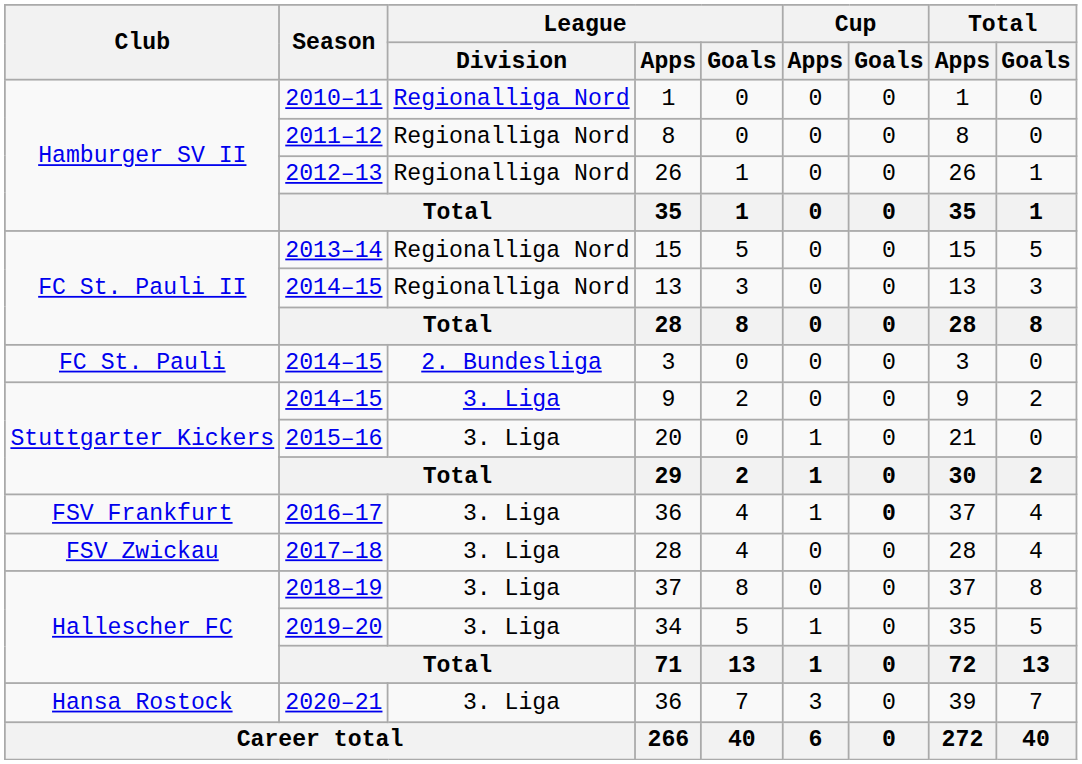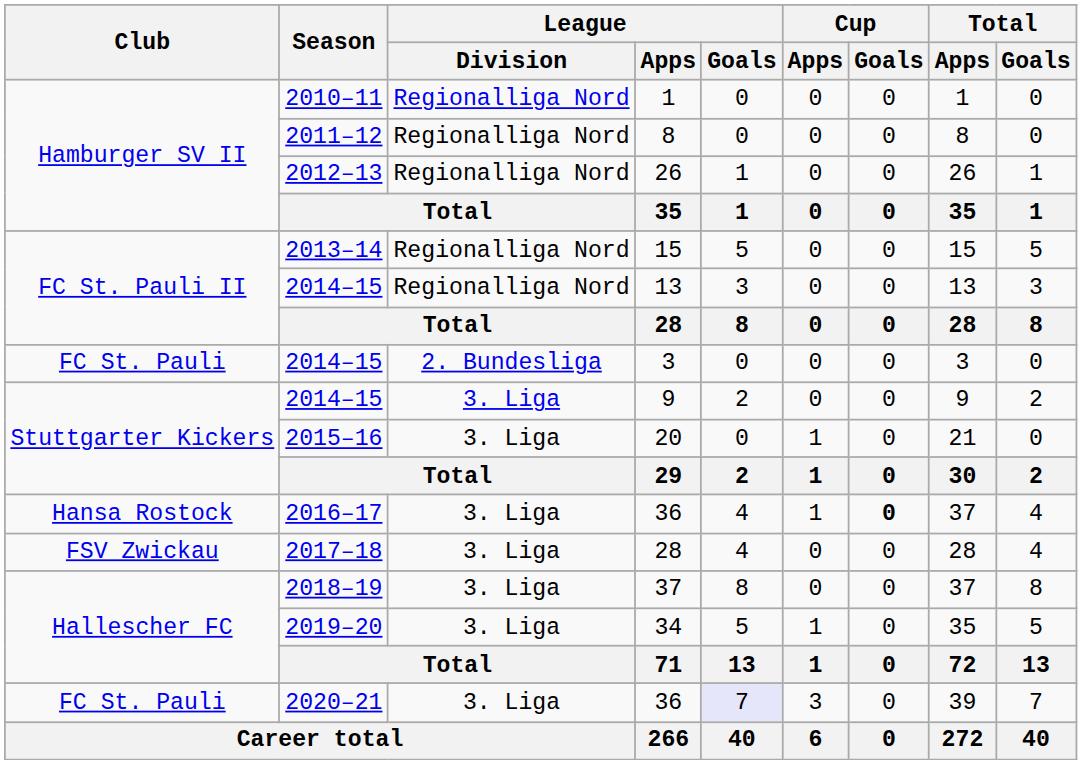(142, 514) FSV Frankfurt -> (142, 514) Hansa Rostock
(142, 703) Hansa Rostock -> (142, 703) FC St. Pauli
(742, 703) no background -> (742, 703) lavender background
